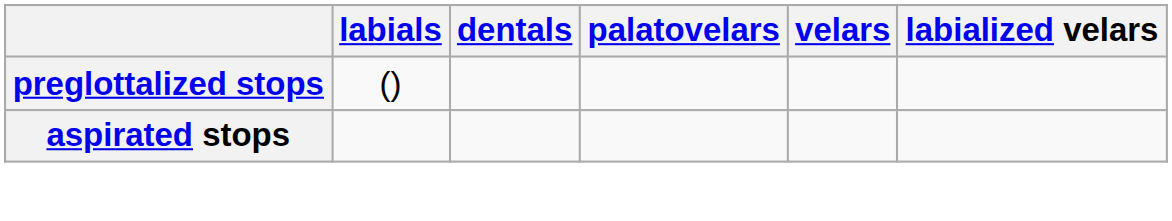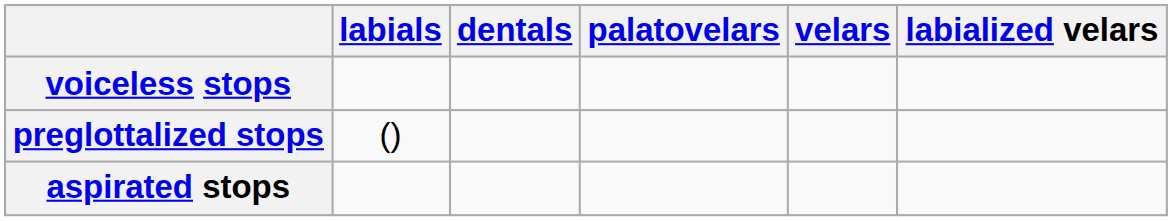+ row: (168, 82)
